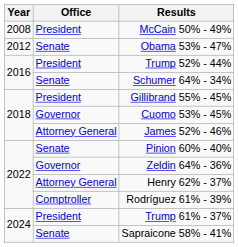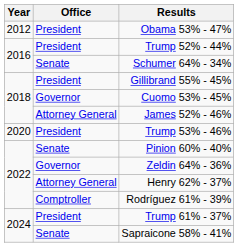- row: (185, 30)
(53, 47) Senate -> (58, 30) President
+ row: (188, 132)
